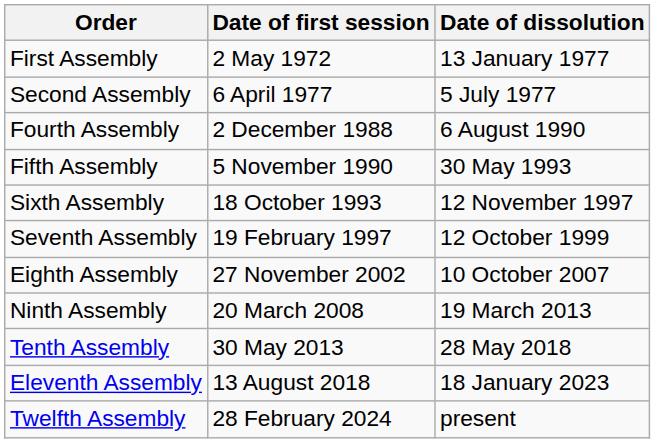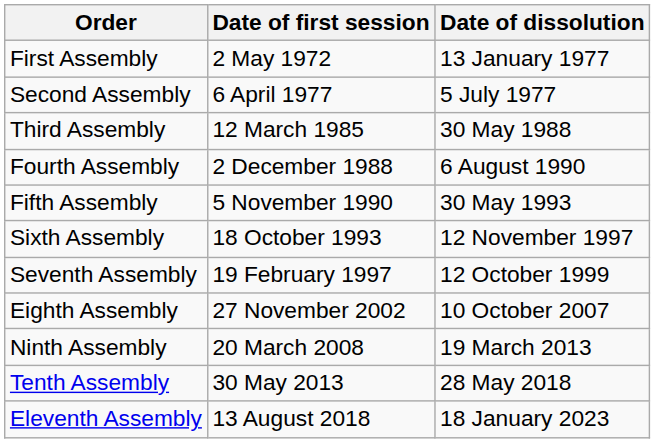+ row: (88, 130)
- row: (98, 418)
